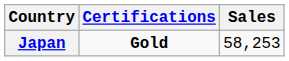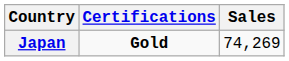(252, 43) 58,253 -> (252, 43) 74,269
